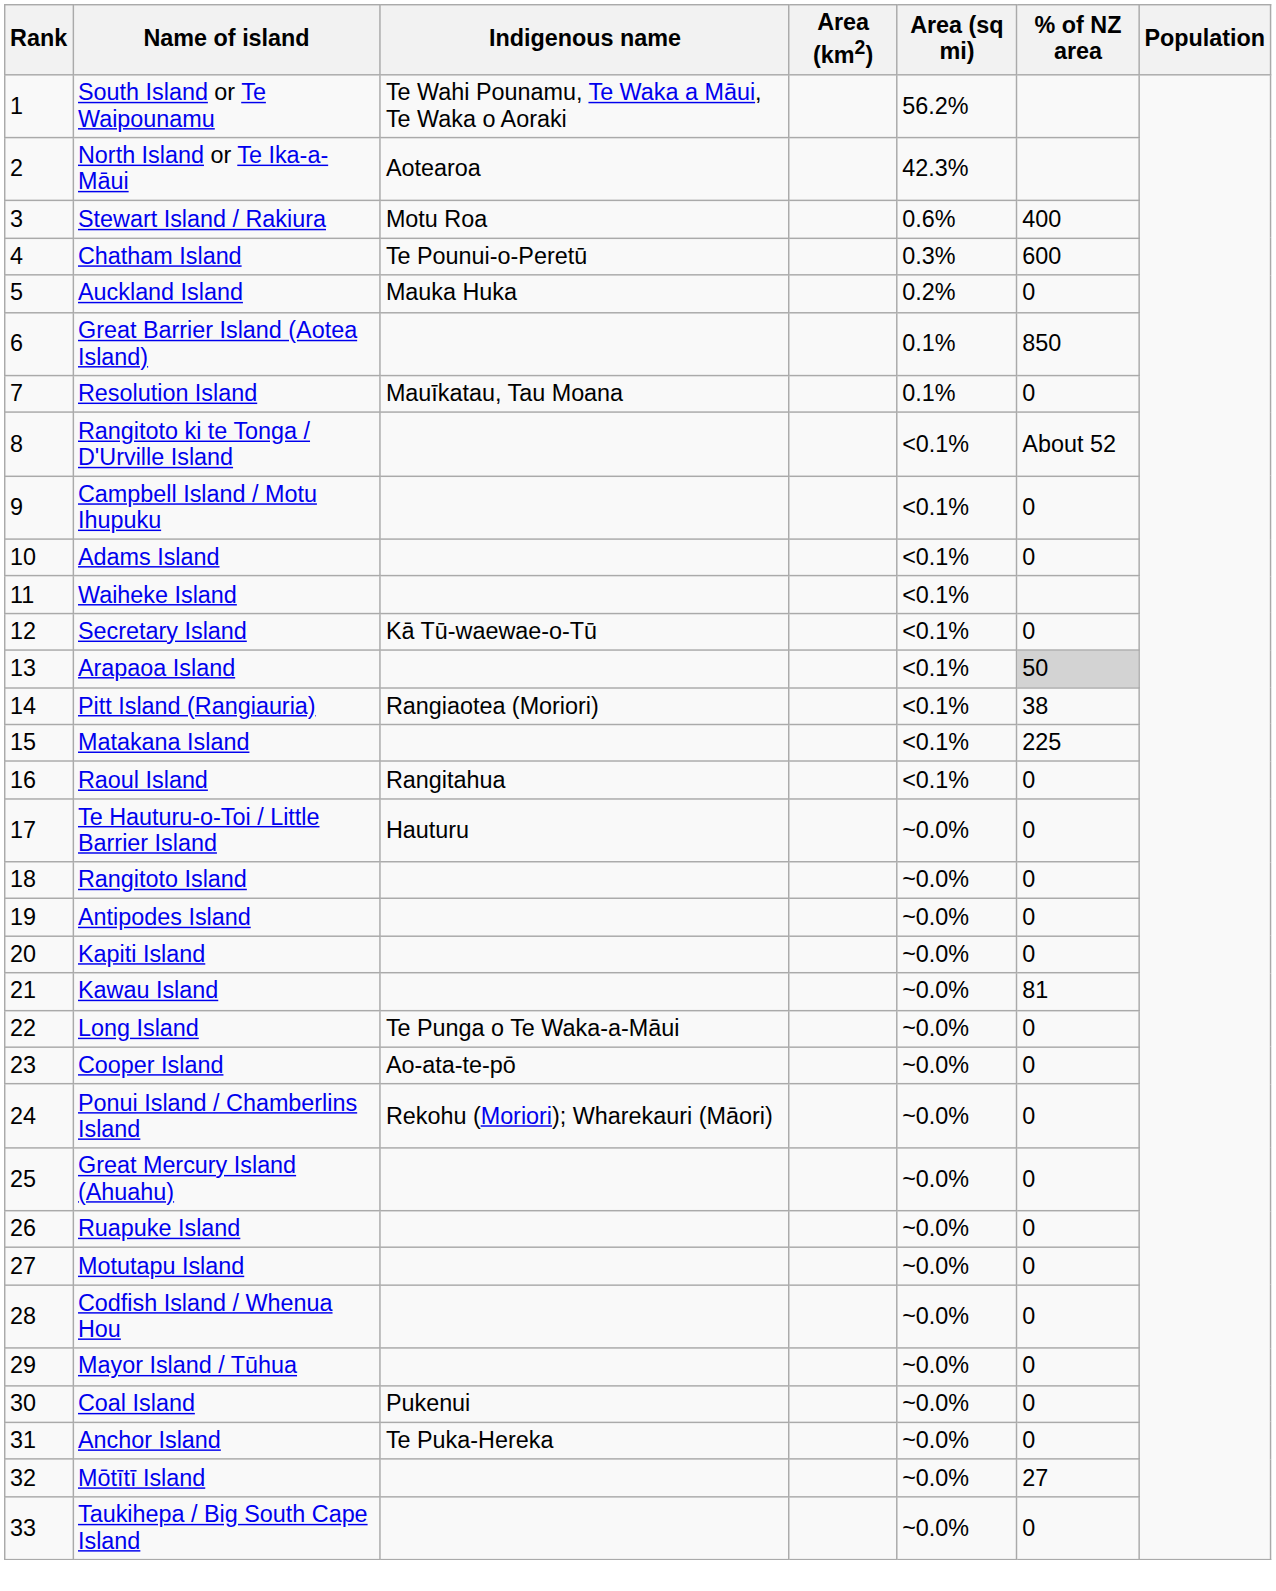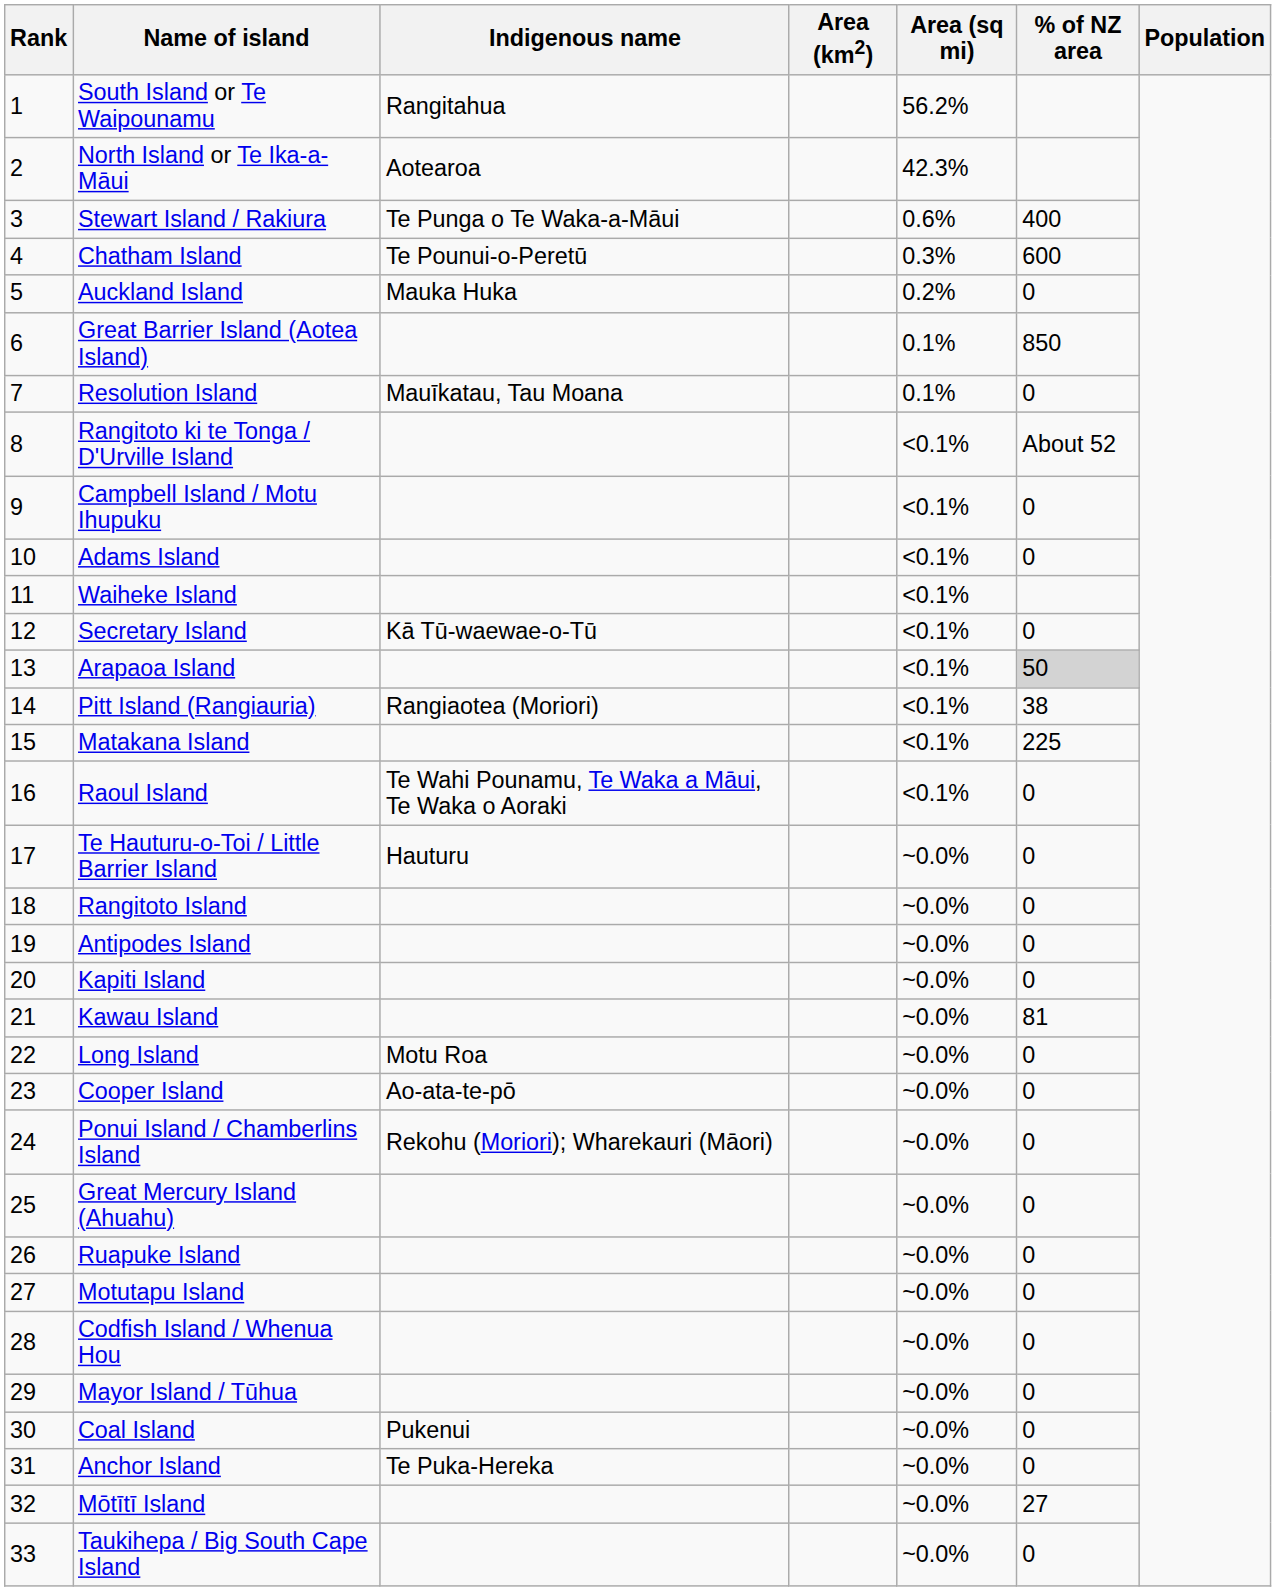(574, 105) Te Wahi Pounamu, Te Waka a Māui, Te Waka o Aoraki -> (446, 105) Rangitahua
(437, 219) Motu Roa -> (533, 219) Te Punga o Te Waka-a-Māui
(446, 779) Rangitahua -> (574, 792) Te Wahi Pounamu, Te Waka a Māui, Te Waka o Aoraki
(533, 1028) Te Punga o Te Waka-a-Māui -> (437, 1054) Motu Roa
